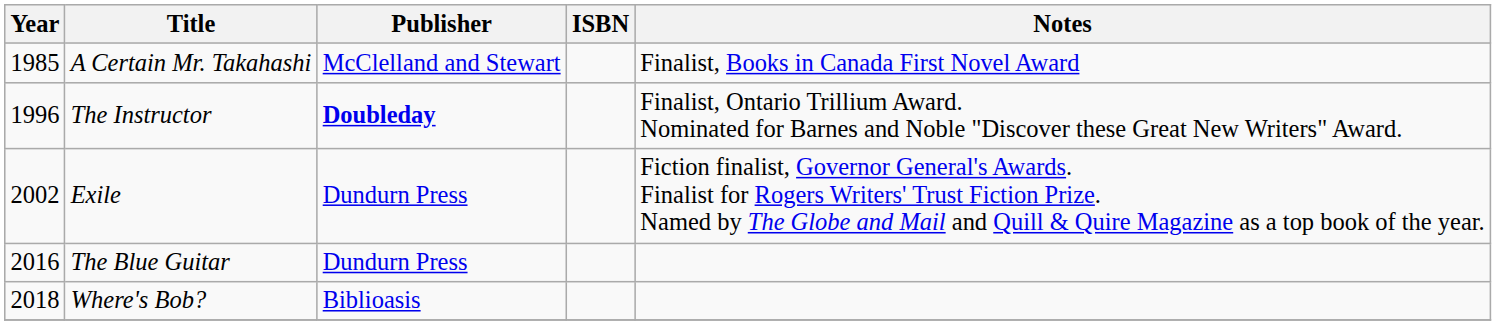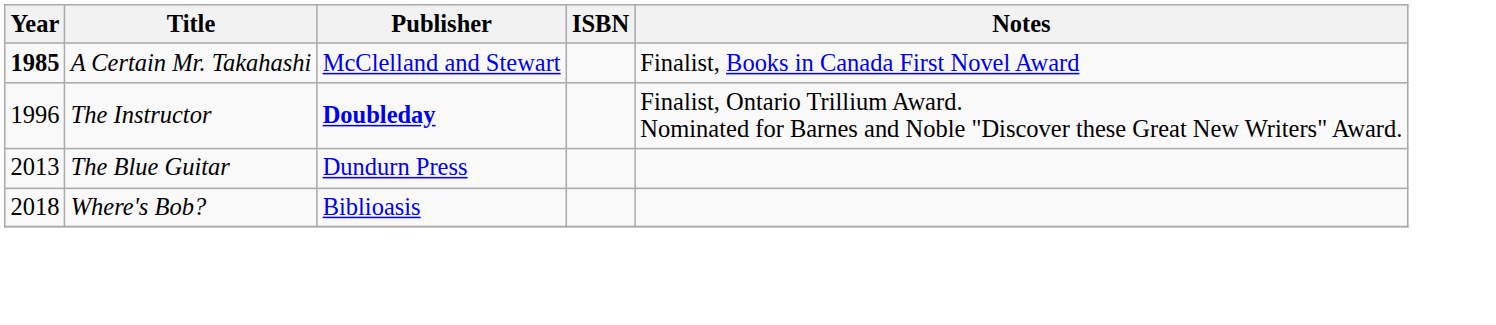(35, 62) normal -> (35, 62) bold
- row: (96, 195)
(35, 261) 2016 -> (35, 167) 2013
